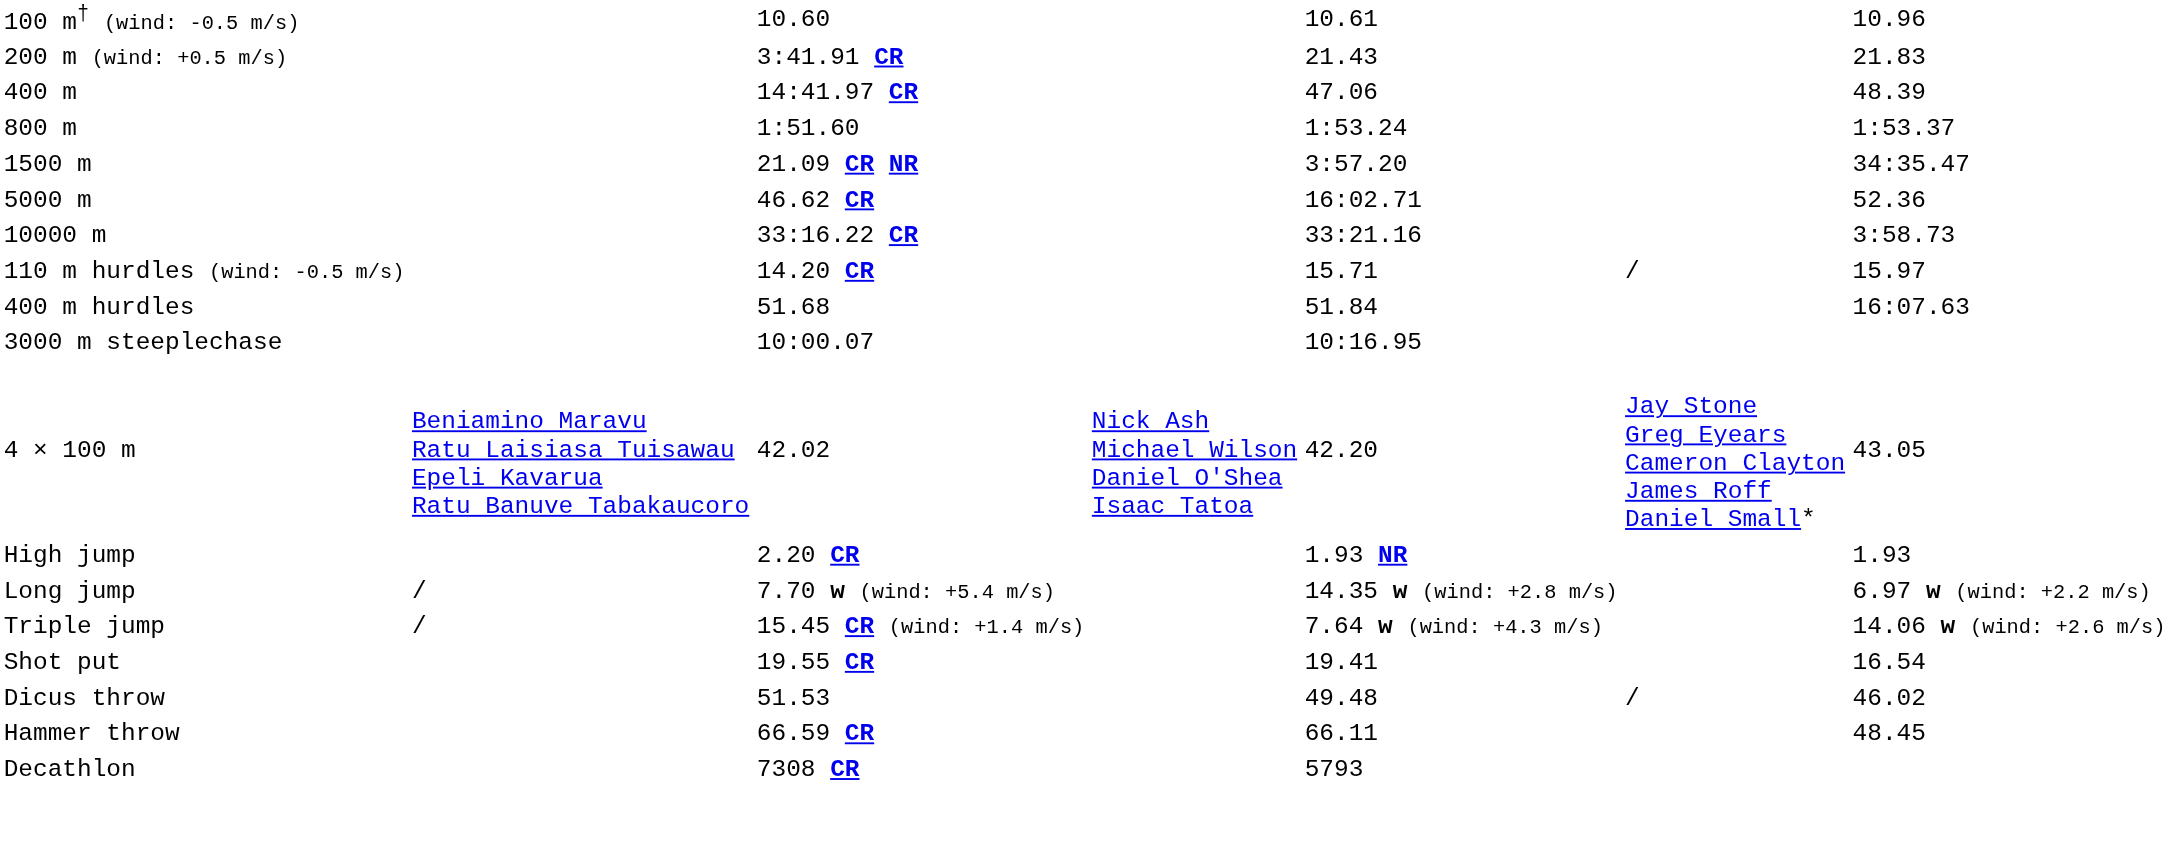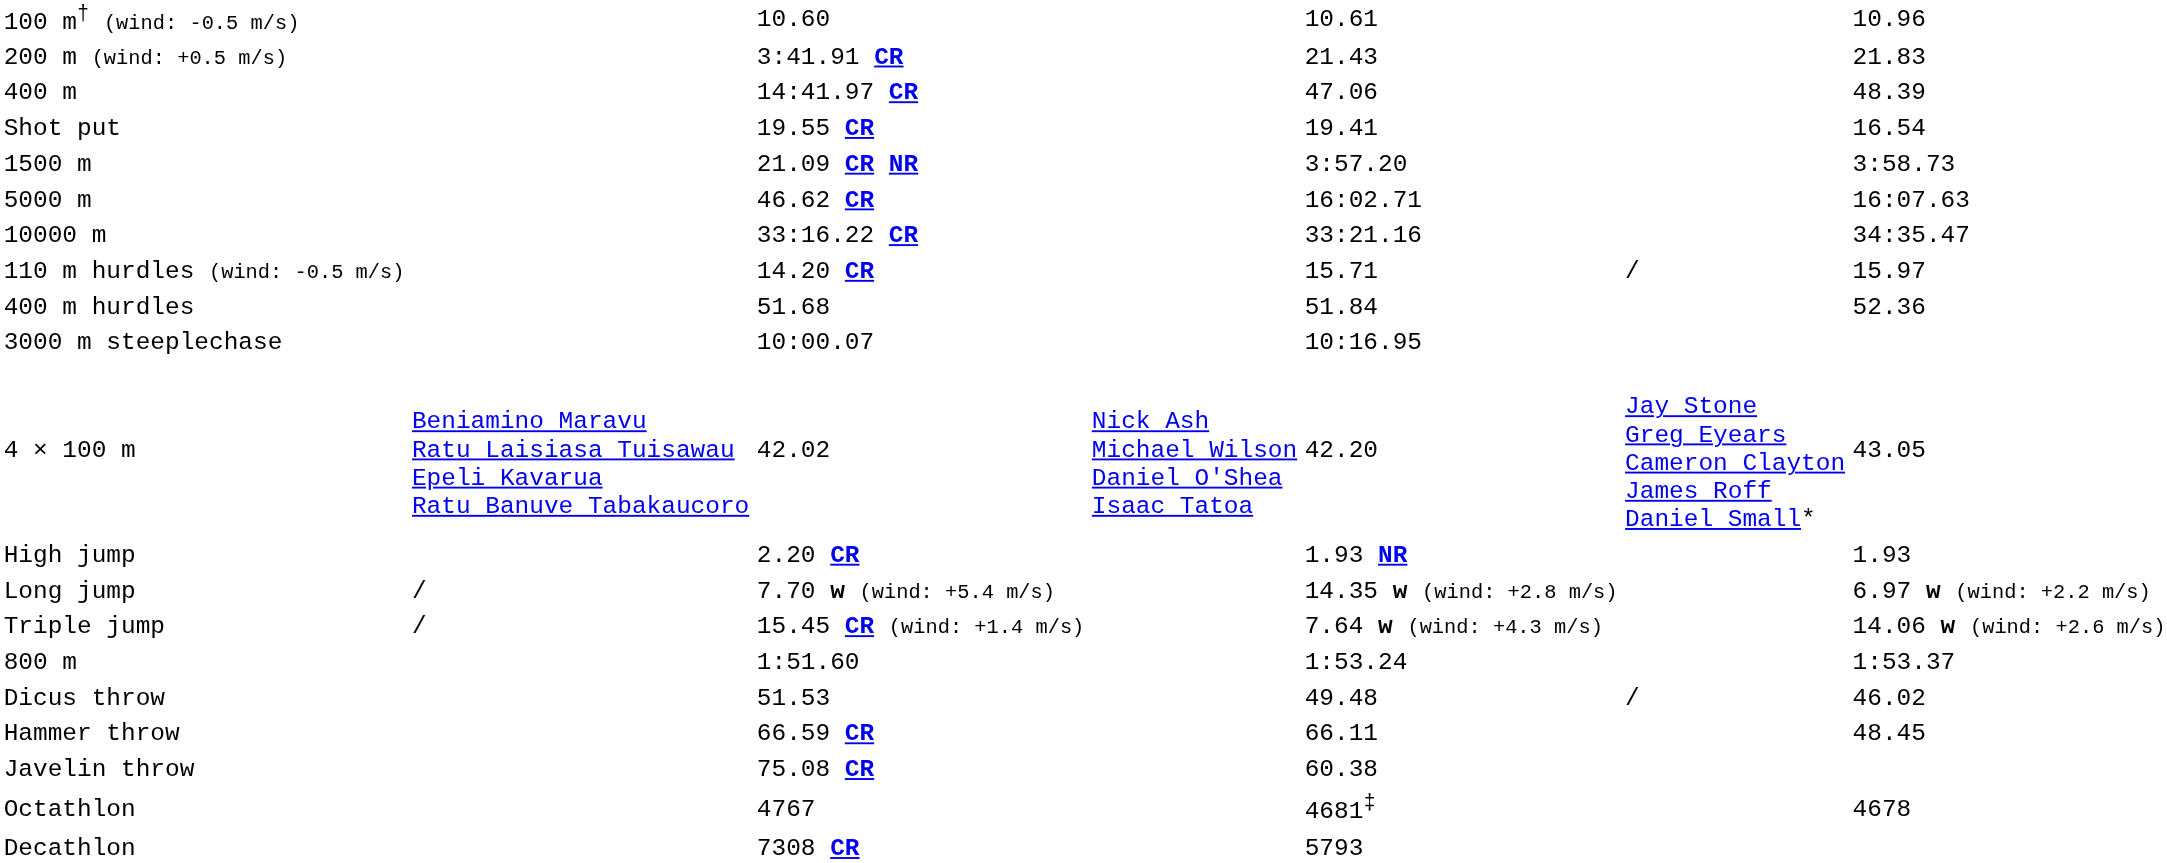rows swapped: (40, 129) <-> (62, 663)
(1911, 165) 34:35.47 -> (1904, 165) 3:58.73
(1889, 201) 52.36 -> (1911, 201) 16:07.63
(1904, 236) 3:58.73 -> (1911, 236) 34:35.47
(1911, 308) 16:07.63 -> (1889, 308) 52.36
+ row: (99, 770)
+ row: (70, 809)
